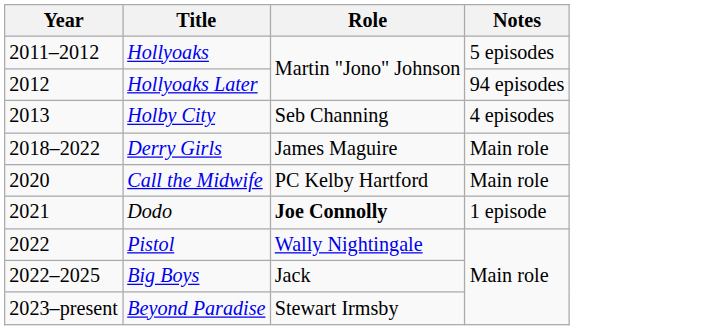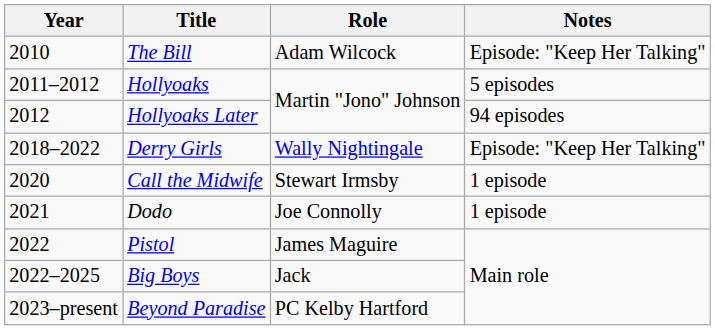+ row: (159, 52)
- row: (171, 116)
(336, 148) James Maguire -> (349, 148) Wally Nightingale
(509, 148) Main role -> (588, 148) Episode: "Keep Her Talking"
(351, 180) PC Kelby Hartford -> (337, 180) Stewart Irmsby
(509, 180) Main role -> (508, 180) 1 episode
(331, 212) bold -> (328, 212) normal
(349, 244) Wally Nightingale -> (336, 244) James Maguire
(337, 308) Stewart Irmsby -> (351, 308) PC Kelby Hartford
